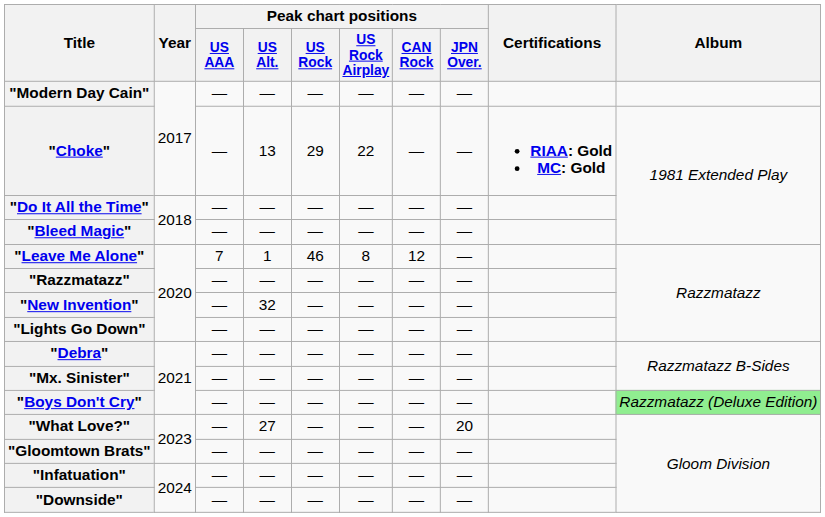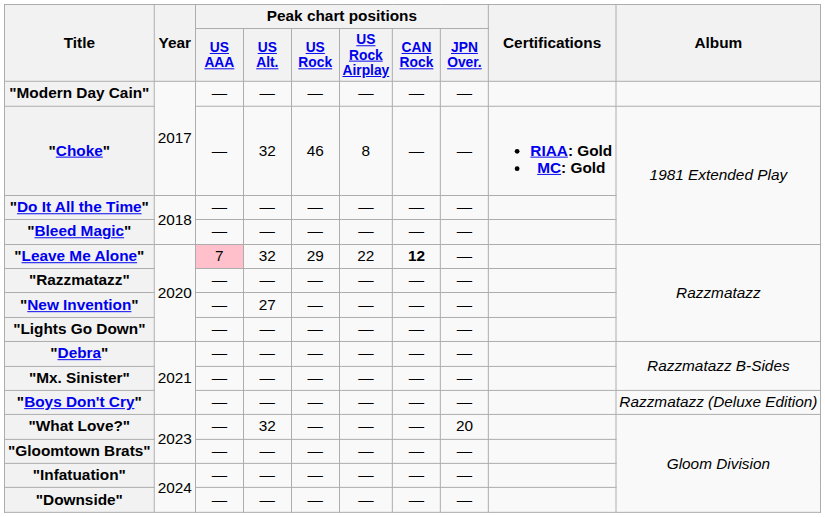(267, 150) 13 -> (267, 150) 32
(315, 150) 29 -> (315, 150) 46
(366, 150) 22 -> (366, 150) 8
(219, 256) no background -> (219, 256) pink background
(267, 256) 1 -> (267, 256) 32
(315, 256) 46 -> (315, 256) 29
(366, 256) 8 -> (366, 256) 22
(416, 256) normal -> (416, 256) bold
(267, 305) 32 -> (267, 305) 27
(718, 402) lightgreen background -> (718, 402) no background
(267, 426) 27 -> (267, 426) 32
